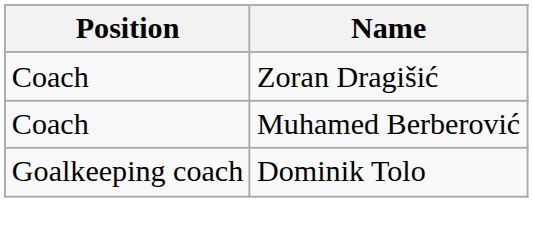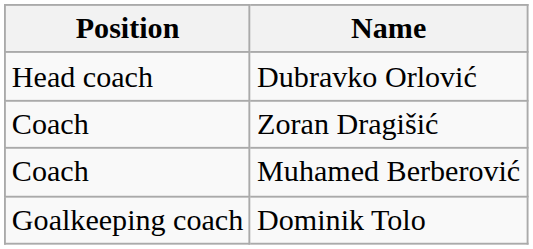+ row: (367, 76)
